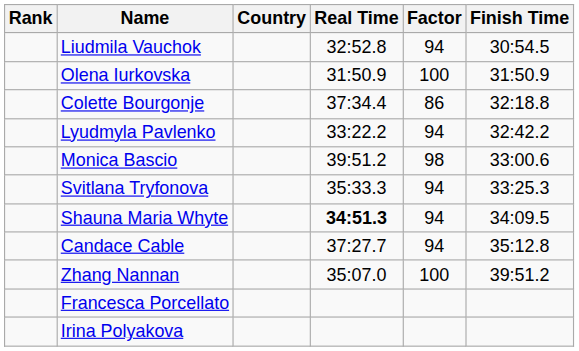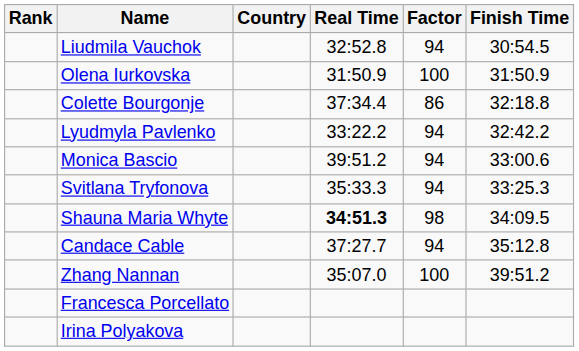(434, 160) 98 -> (434, 160) 94
(434, 217) 94 -> (434, 217) 98
